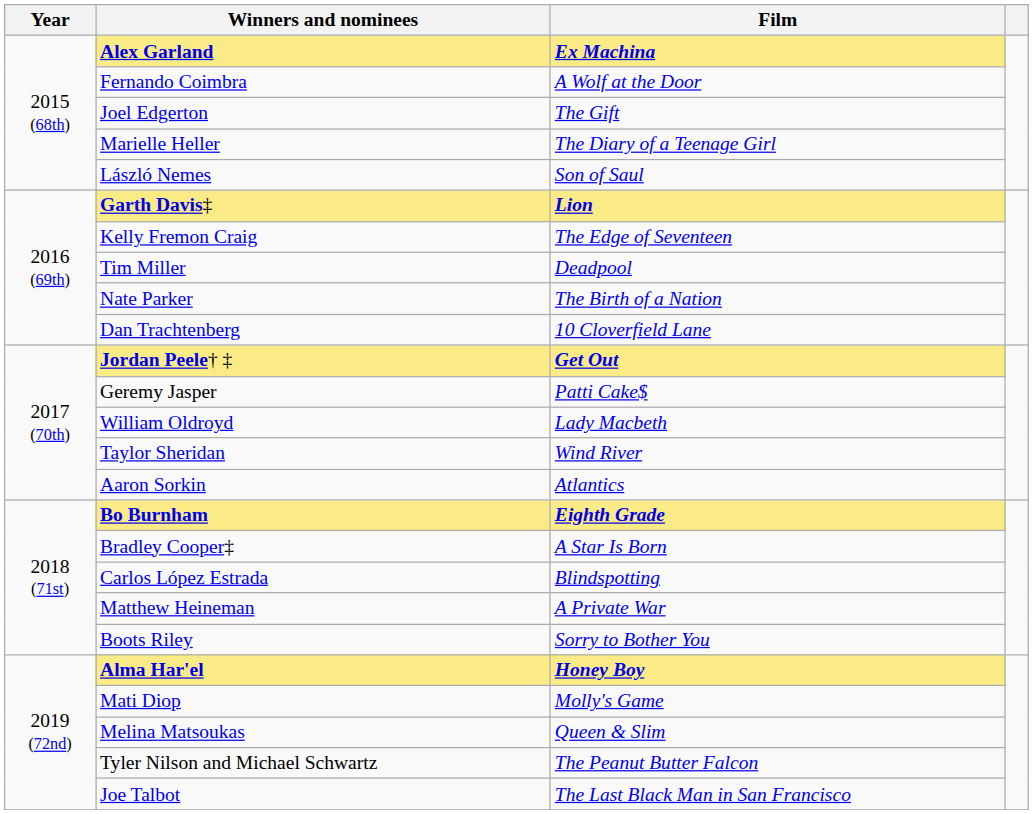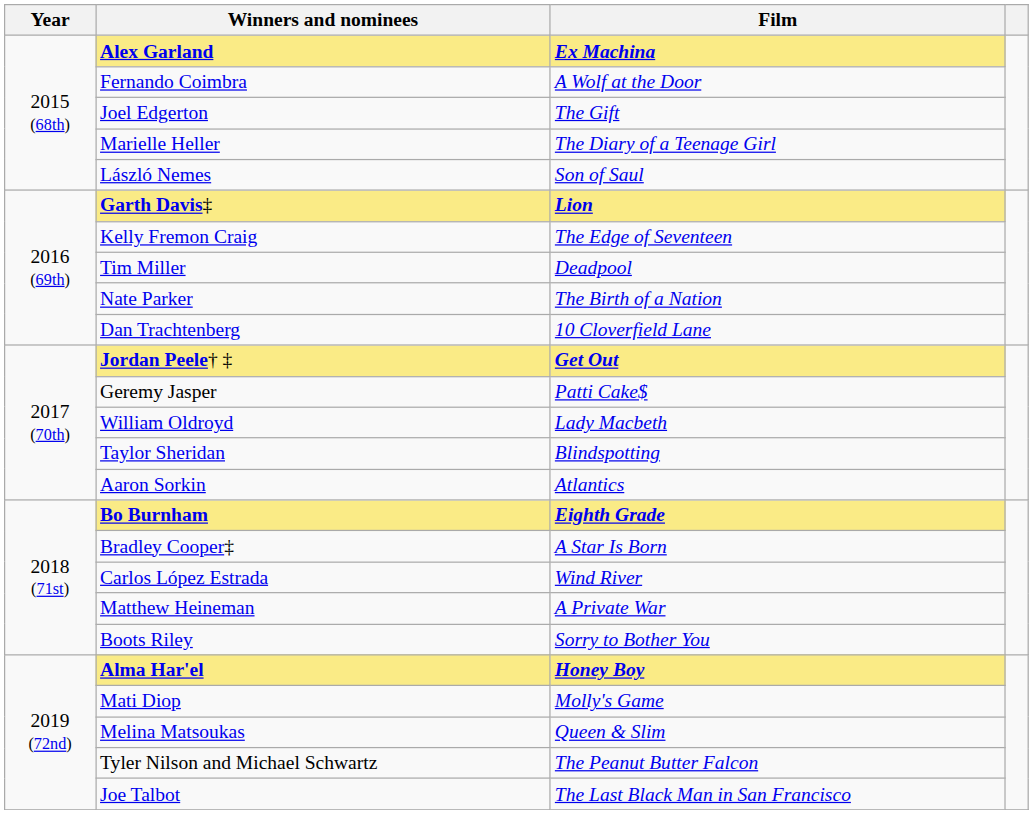(599, 453) Wind River -> (607, 453) Blindspotting
(607, 577) Blindspotting -> (599, 577) Wind River
